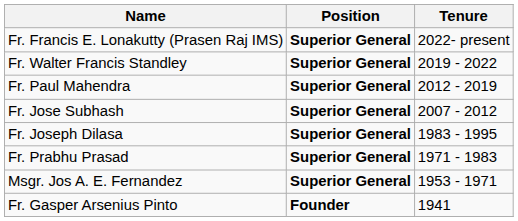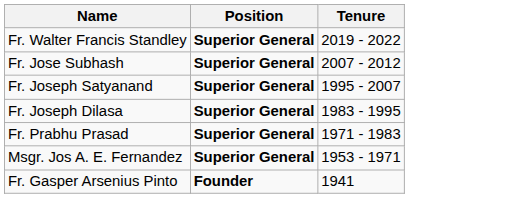- row: (146, 39)
- row: (69, 87)
+ row: (80, 87)
